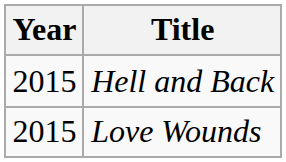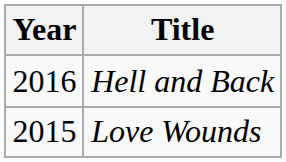(44, 80) 2015 -> (44, 80) 2016
